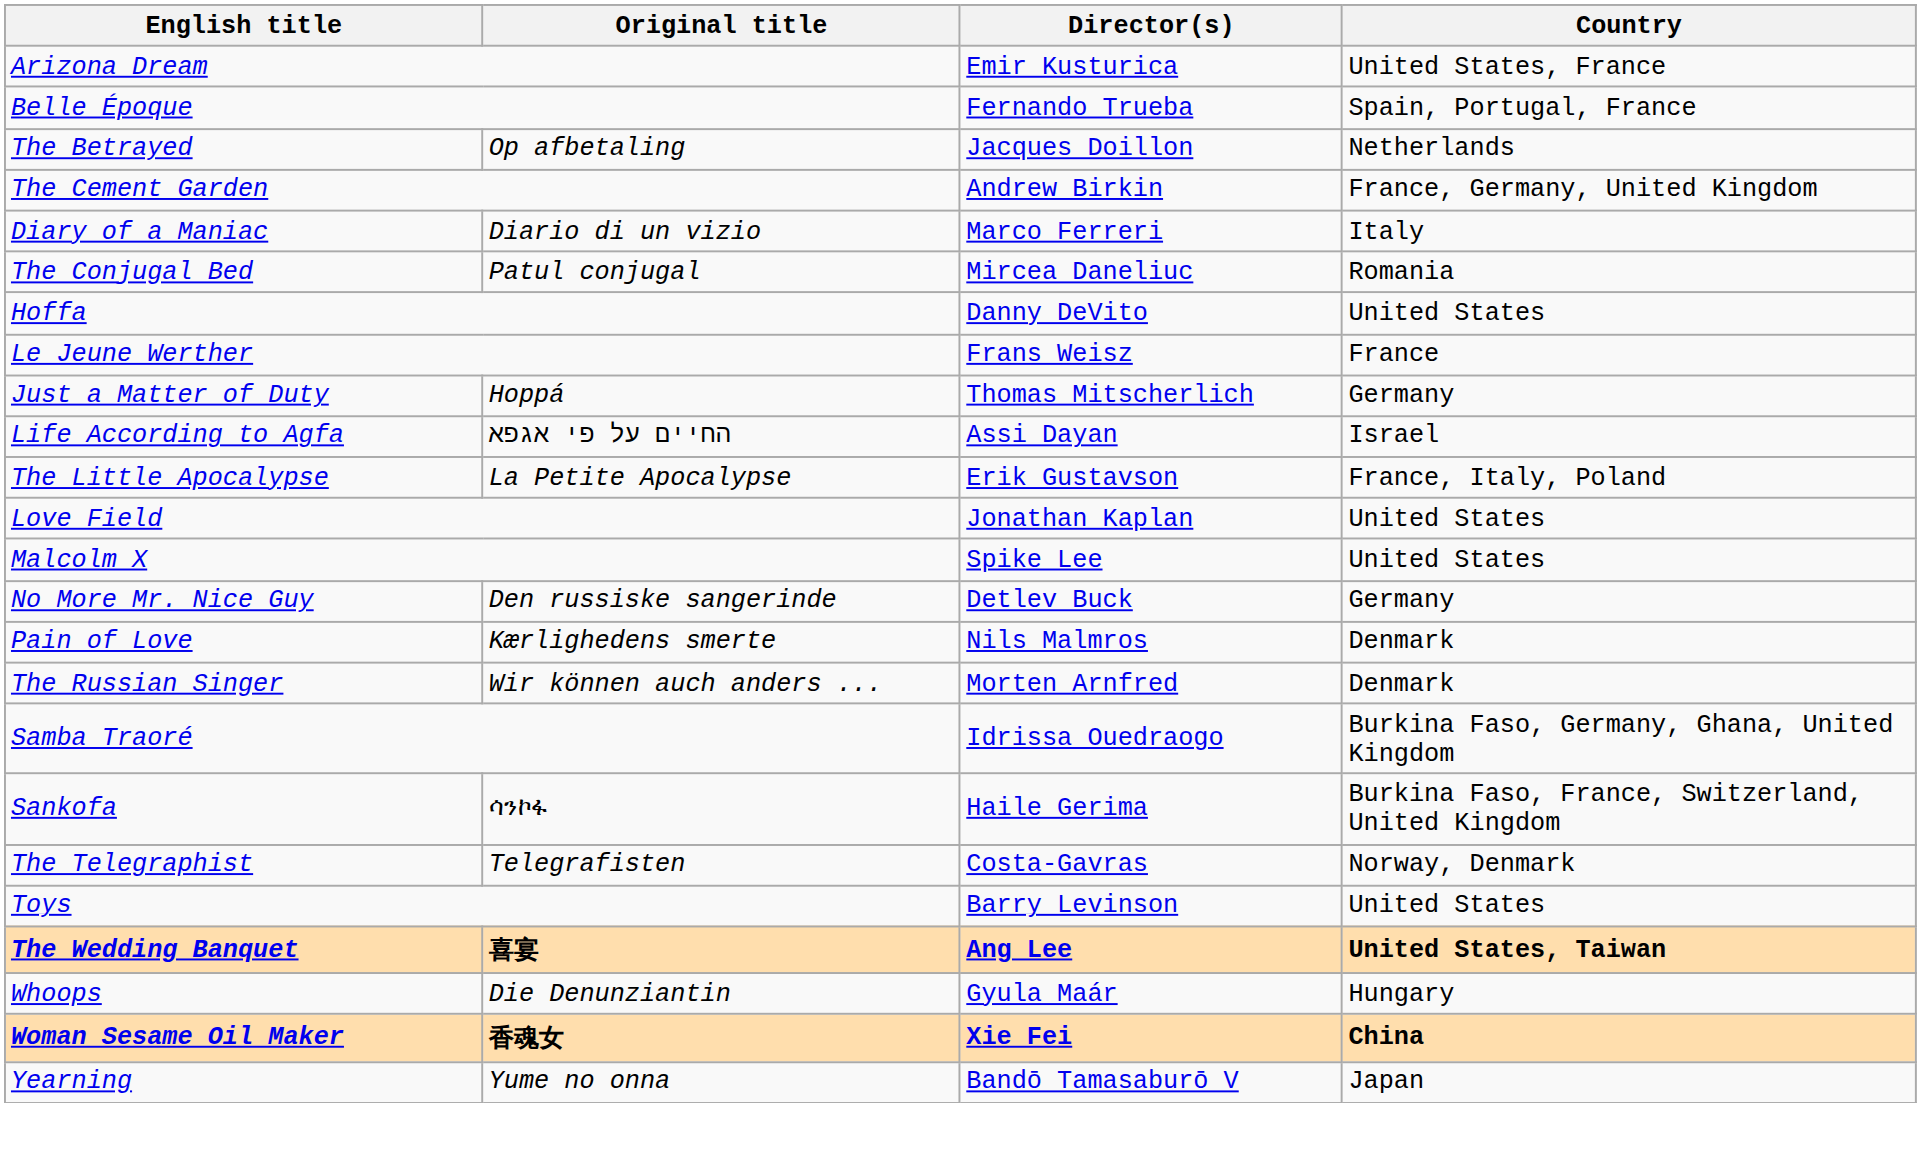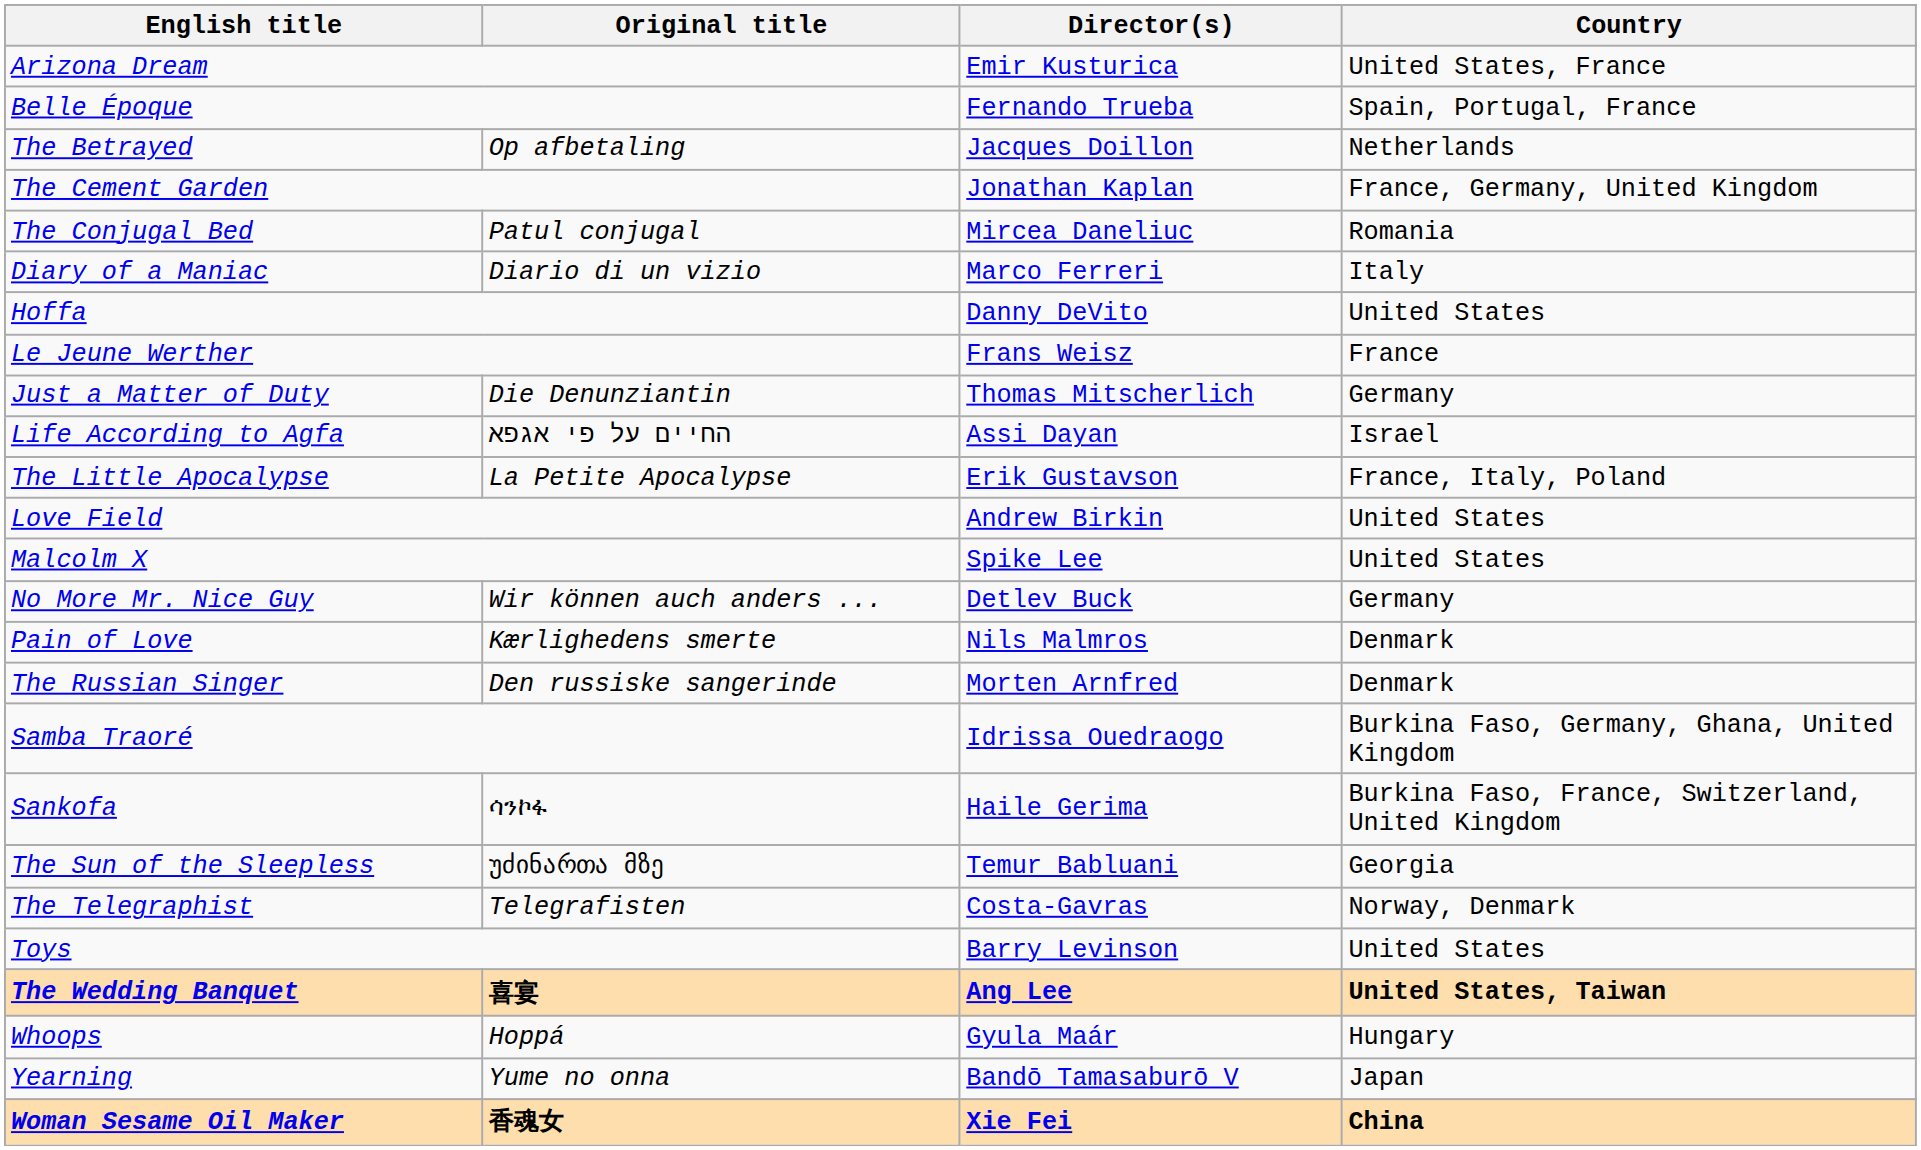(1065, 190) Andrew Birkin -> (1080, 190) Jonathan Kaplan
rows swapped: (132, 272) <-> (140, 231)
(526, 395) Hoppá -> (610, 395) Die Denunziantin
(1080, 519) Jonathan Kaplan -> (1065, 519) Andrew Birkin
(663, 601) Den russiske sangerinde -> (685, 601) Wir können auch anders ...
(685, 683) Wir können auch anders ... -> (663, 683) Den russiske sangerinde
+ row: (193, 866)
(610, 994) Die Denunziantin -> (526, 1037) Hoppá
rows swapped: (177, 1038) <-> (72, 1082)
